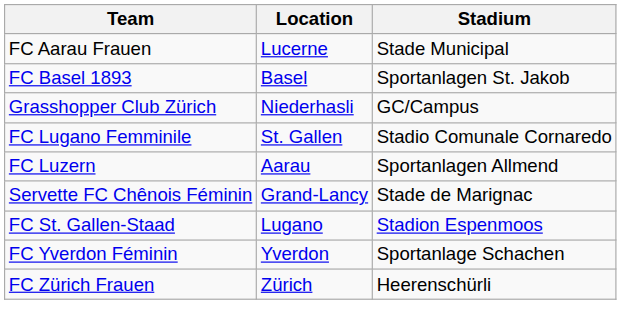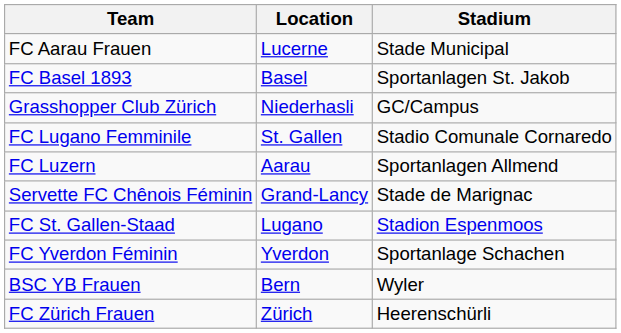+ row: (75, 284)
